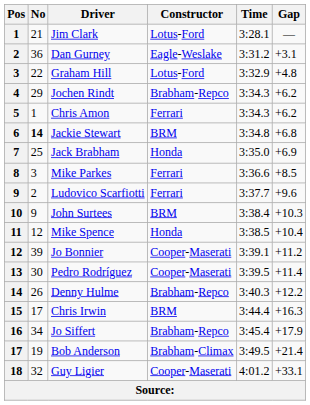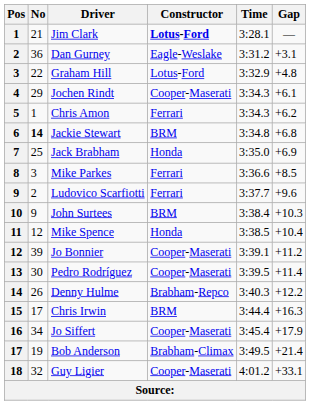(177, 34) normal -> (180, 34) bold
(190, 93) Brabham-Repco -> (191, 93) Cooper-Maserati
(286, 93) +6.2 -> (286, 93) +6.1
(190, 331) Brabham-Repco -> (191, 331) Cooper-Maserati
